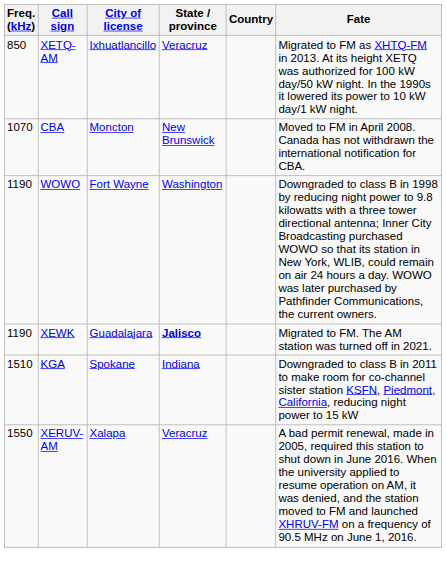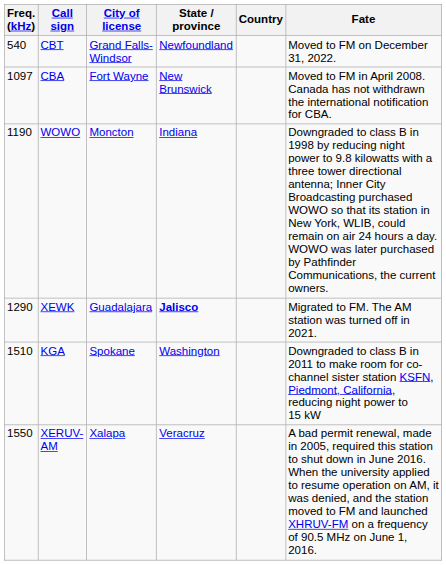+ row: (52, 44)
- row: (58, 51)
(20, 127) 1070 -> (20, 76) 1097
(112, 127) Moncton -> (119, 76) Fort Wayne
(119, 185) Fort Wayne -> (112, 133) Moncton
(192, 185) Washington -> (178, 133) Indiana
(19, 332) 1190 -> (20, 307) 1290
(181, 364) Indiana -> (189, 351) Washington
